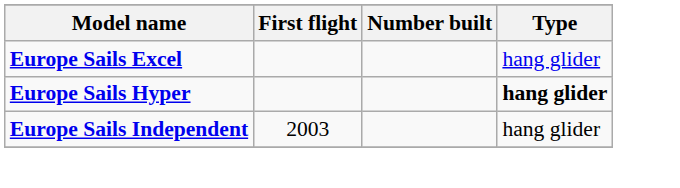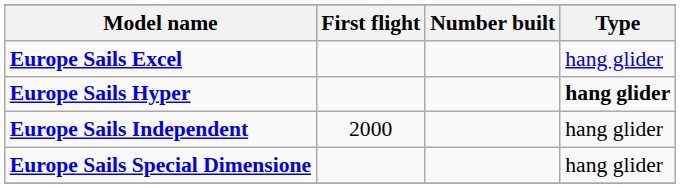(308, 129) 2003 -> (371, 129) 2000
+ row: (160, 165)
